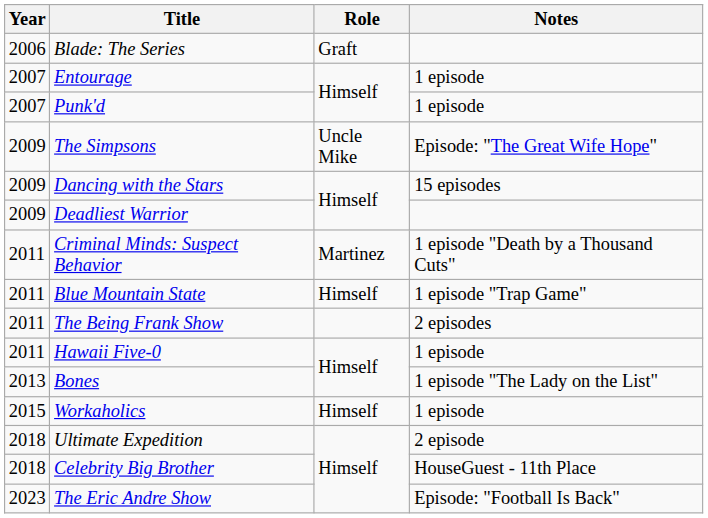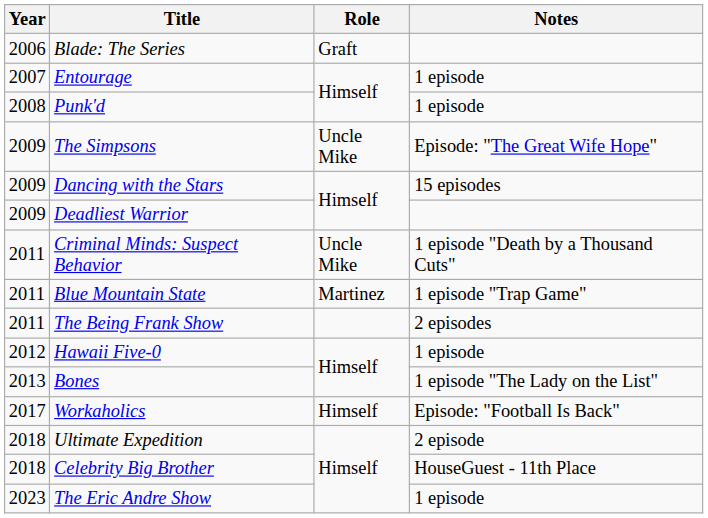(27, 106) 2007 -> (27, 106) 2008
(352, 254) Martinez -> (340, 254) Uncle Mike
(348, 293) Himself -> (352, 293) Martinez
(27, 352) 2011 -> (27, 352) 2012
(27, 410) 2015 -> (27, 410) 2017
(449, 410) 1 episode -> (517, 410) Episode: "Football Is Back"
(517, 498) Episode: "Football Is Back" -> (449, 498) 1 episode
